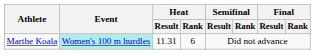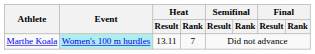(166, 42) 11.31 -> (166, 42) 13.11
(193, 42) 6 -> (193, 42) 7
